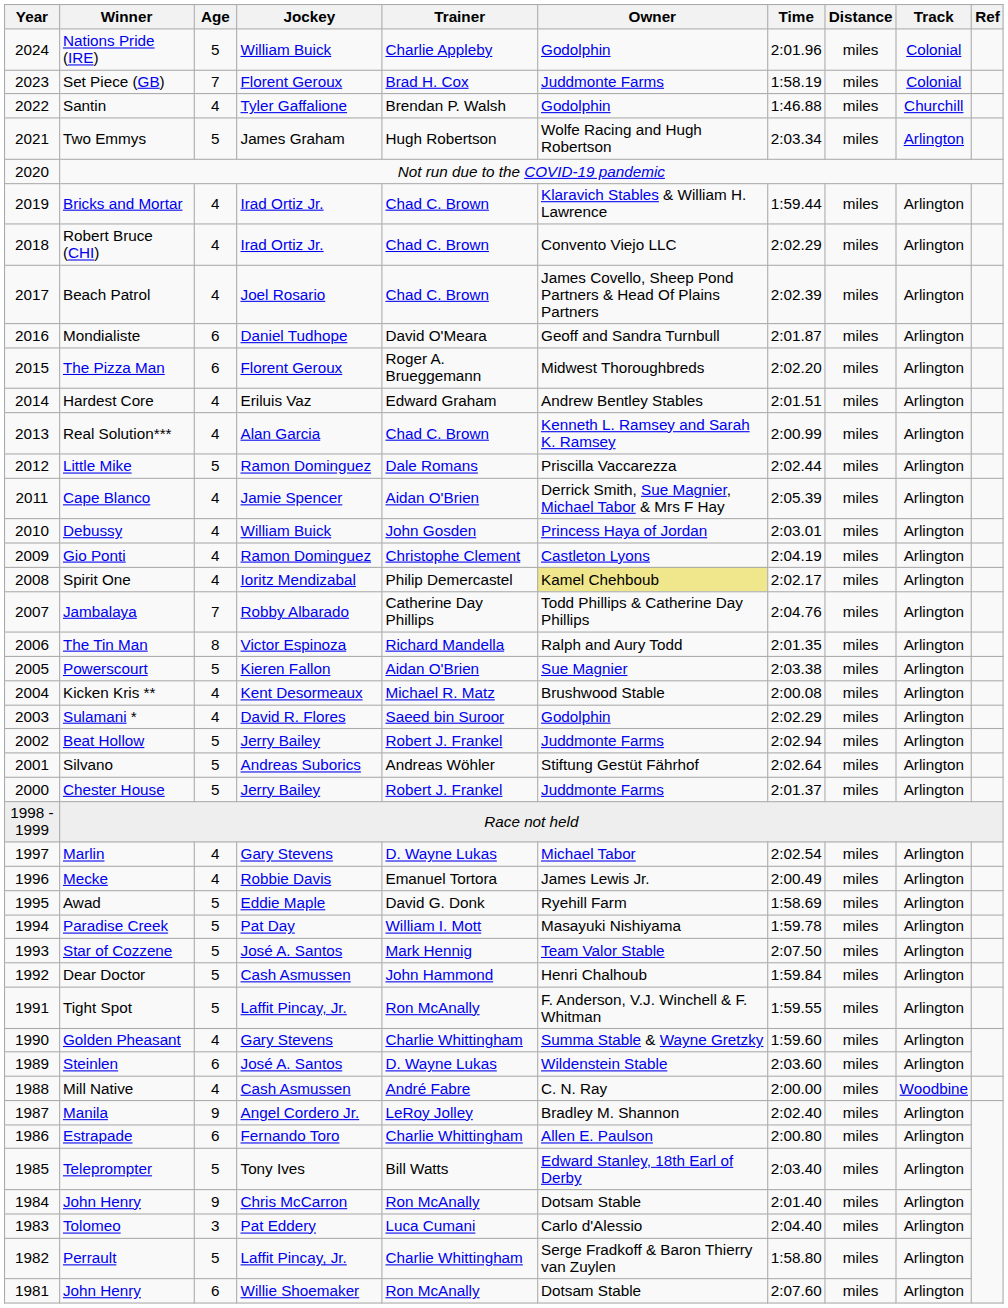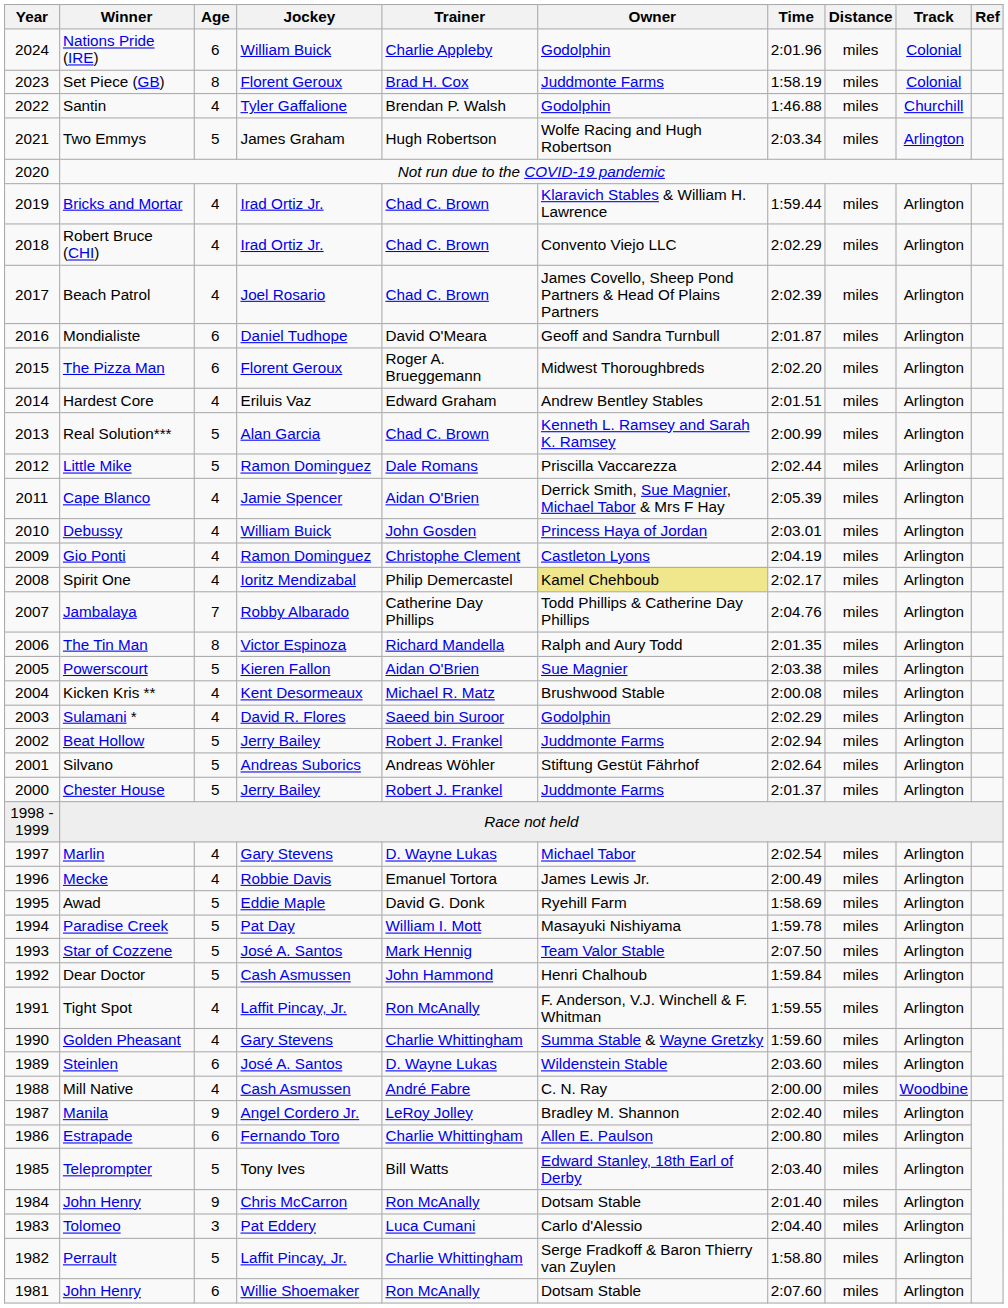(215, 50) 5 -> (215, 50) 6
(215, 82) 7 -> (215, 82) 8
(215, 434) 4 -> (215, 434) 5
(215, 1008) 5 -> (215, 1008) 4
